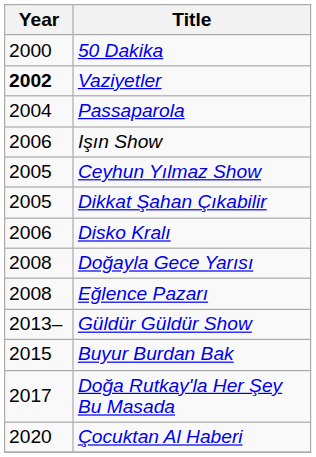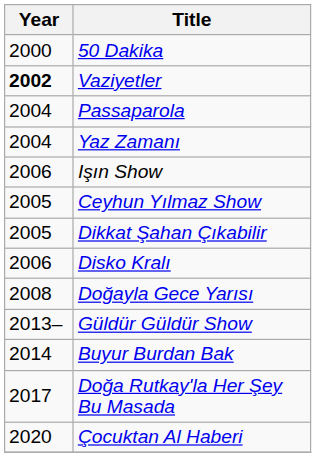+ row: (129, 141)
- row: (143, 293)
(30, 354) 2015 -> (30, 354) 2014
